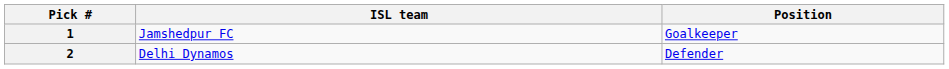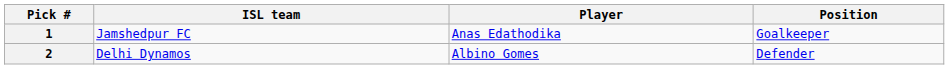+ column: (601, 14)
